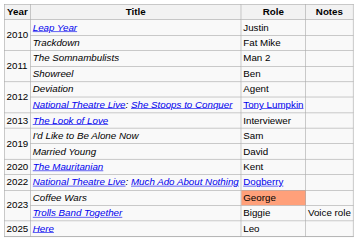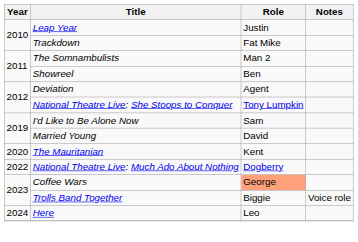- row: (70, 120)
(17, 228) 2025 -> (17, 213) 2024
